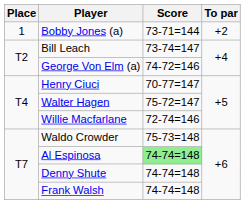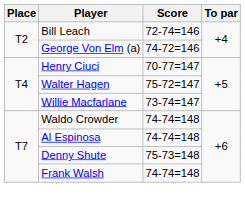- row: (82, 31)
(172, 48) 73-74=147 -> (172, 31) 72-74=146
(172, 119) 72-74=146 -> (172, 102) 73-74=147
(172, 137) 75-73=148 -> (172, 119) 74-74=148
(172, 155) lightgreen background -> (172, 137) no background
(172, 173) 74-74=148 -> (172, 155) 75-73=148
